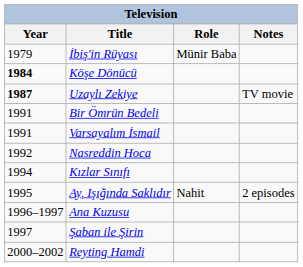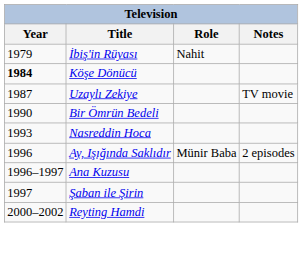(206, 53) Münir Baba -> (190, 53) Nahit
(20, 93) bold -> (20, 93) normal
(20, 113) 1991 -> (20, 113) 1990
- row: (114, 133)
(20, 152) 1992 -> (20, 133) 1993
- row: (100, 172)
(20, 192) 1995 -> (20, 152) 1996
(190, 192) Nahit -> (206, 152) Münir Baba
